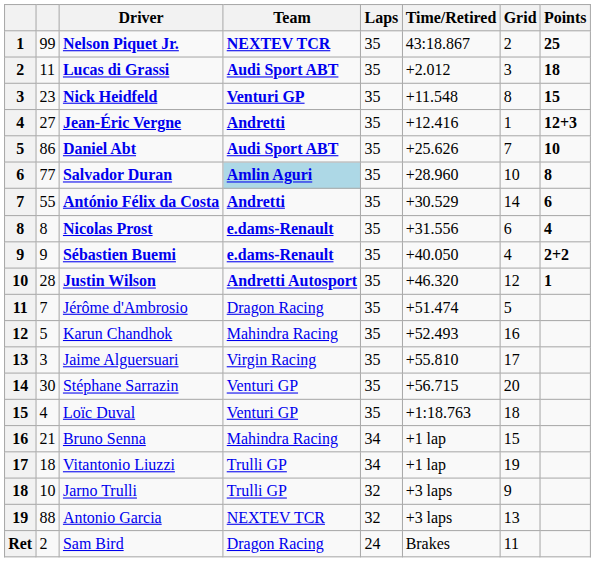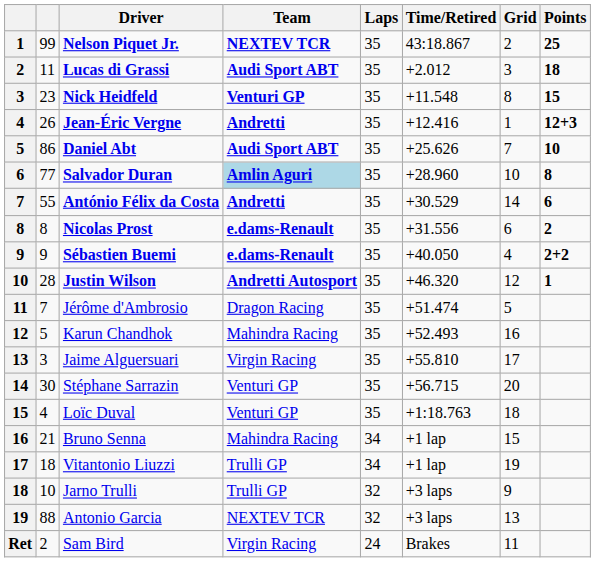(48, 123) 27 -> (48, 123) 26
(548, 228) 4 -> (548, 228) 2
(275, 544) Dragon Racing -> (272, 544) Virgin Racing
